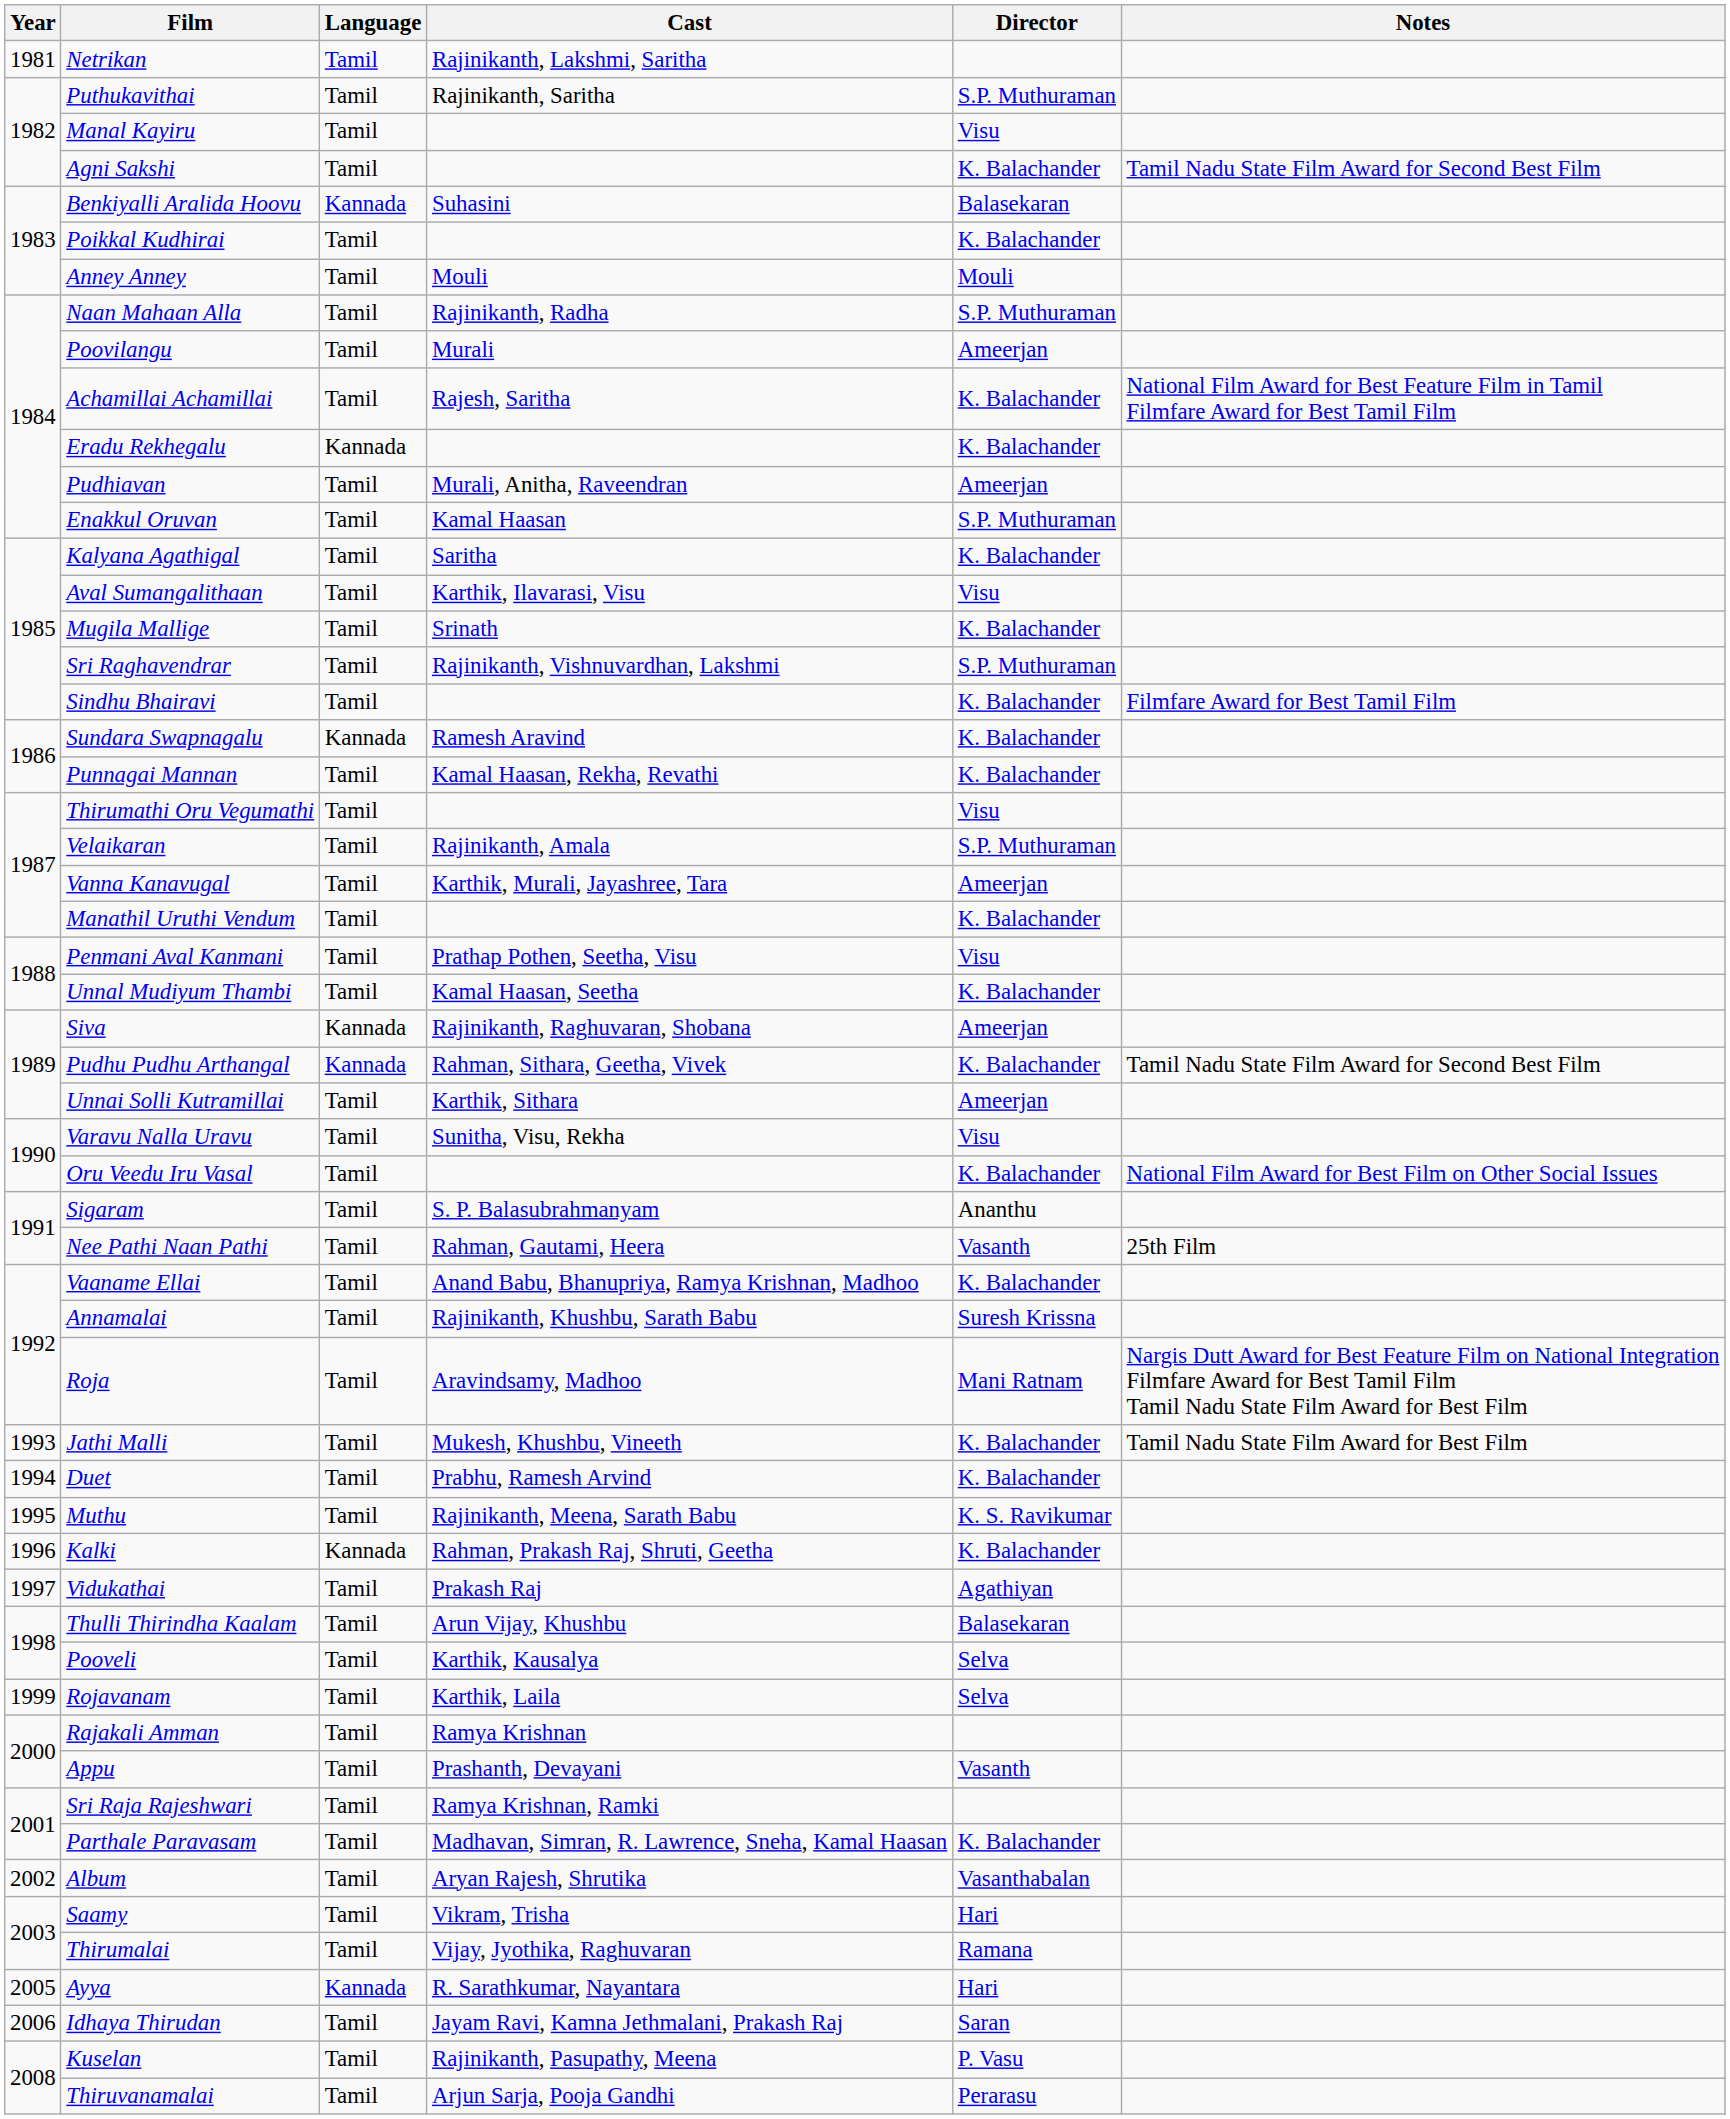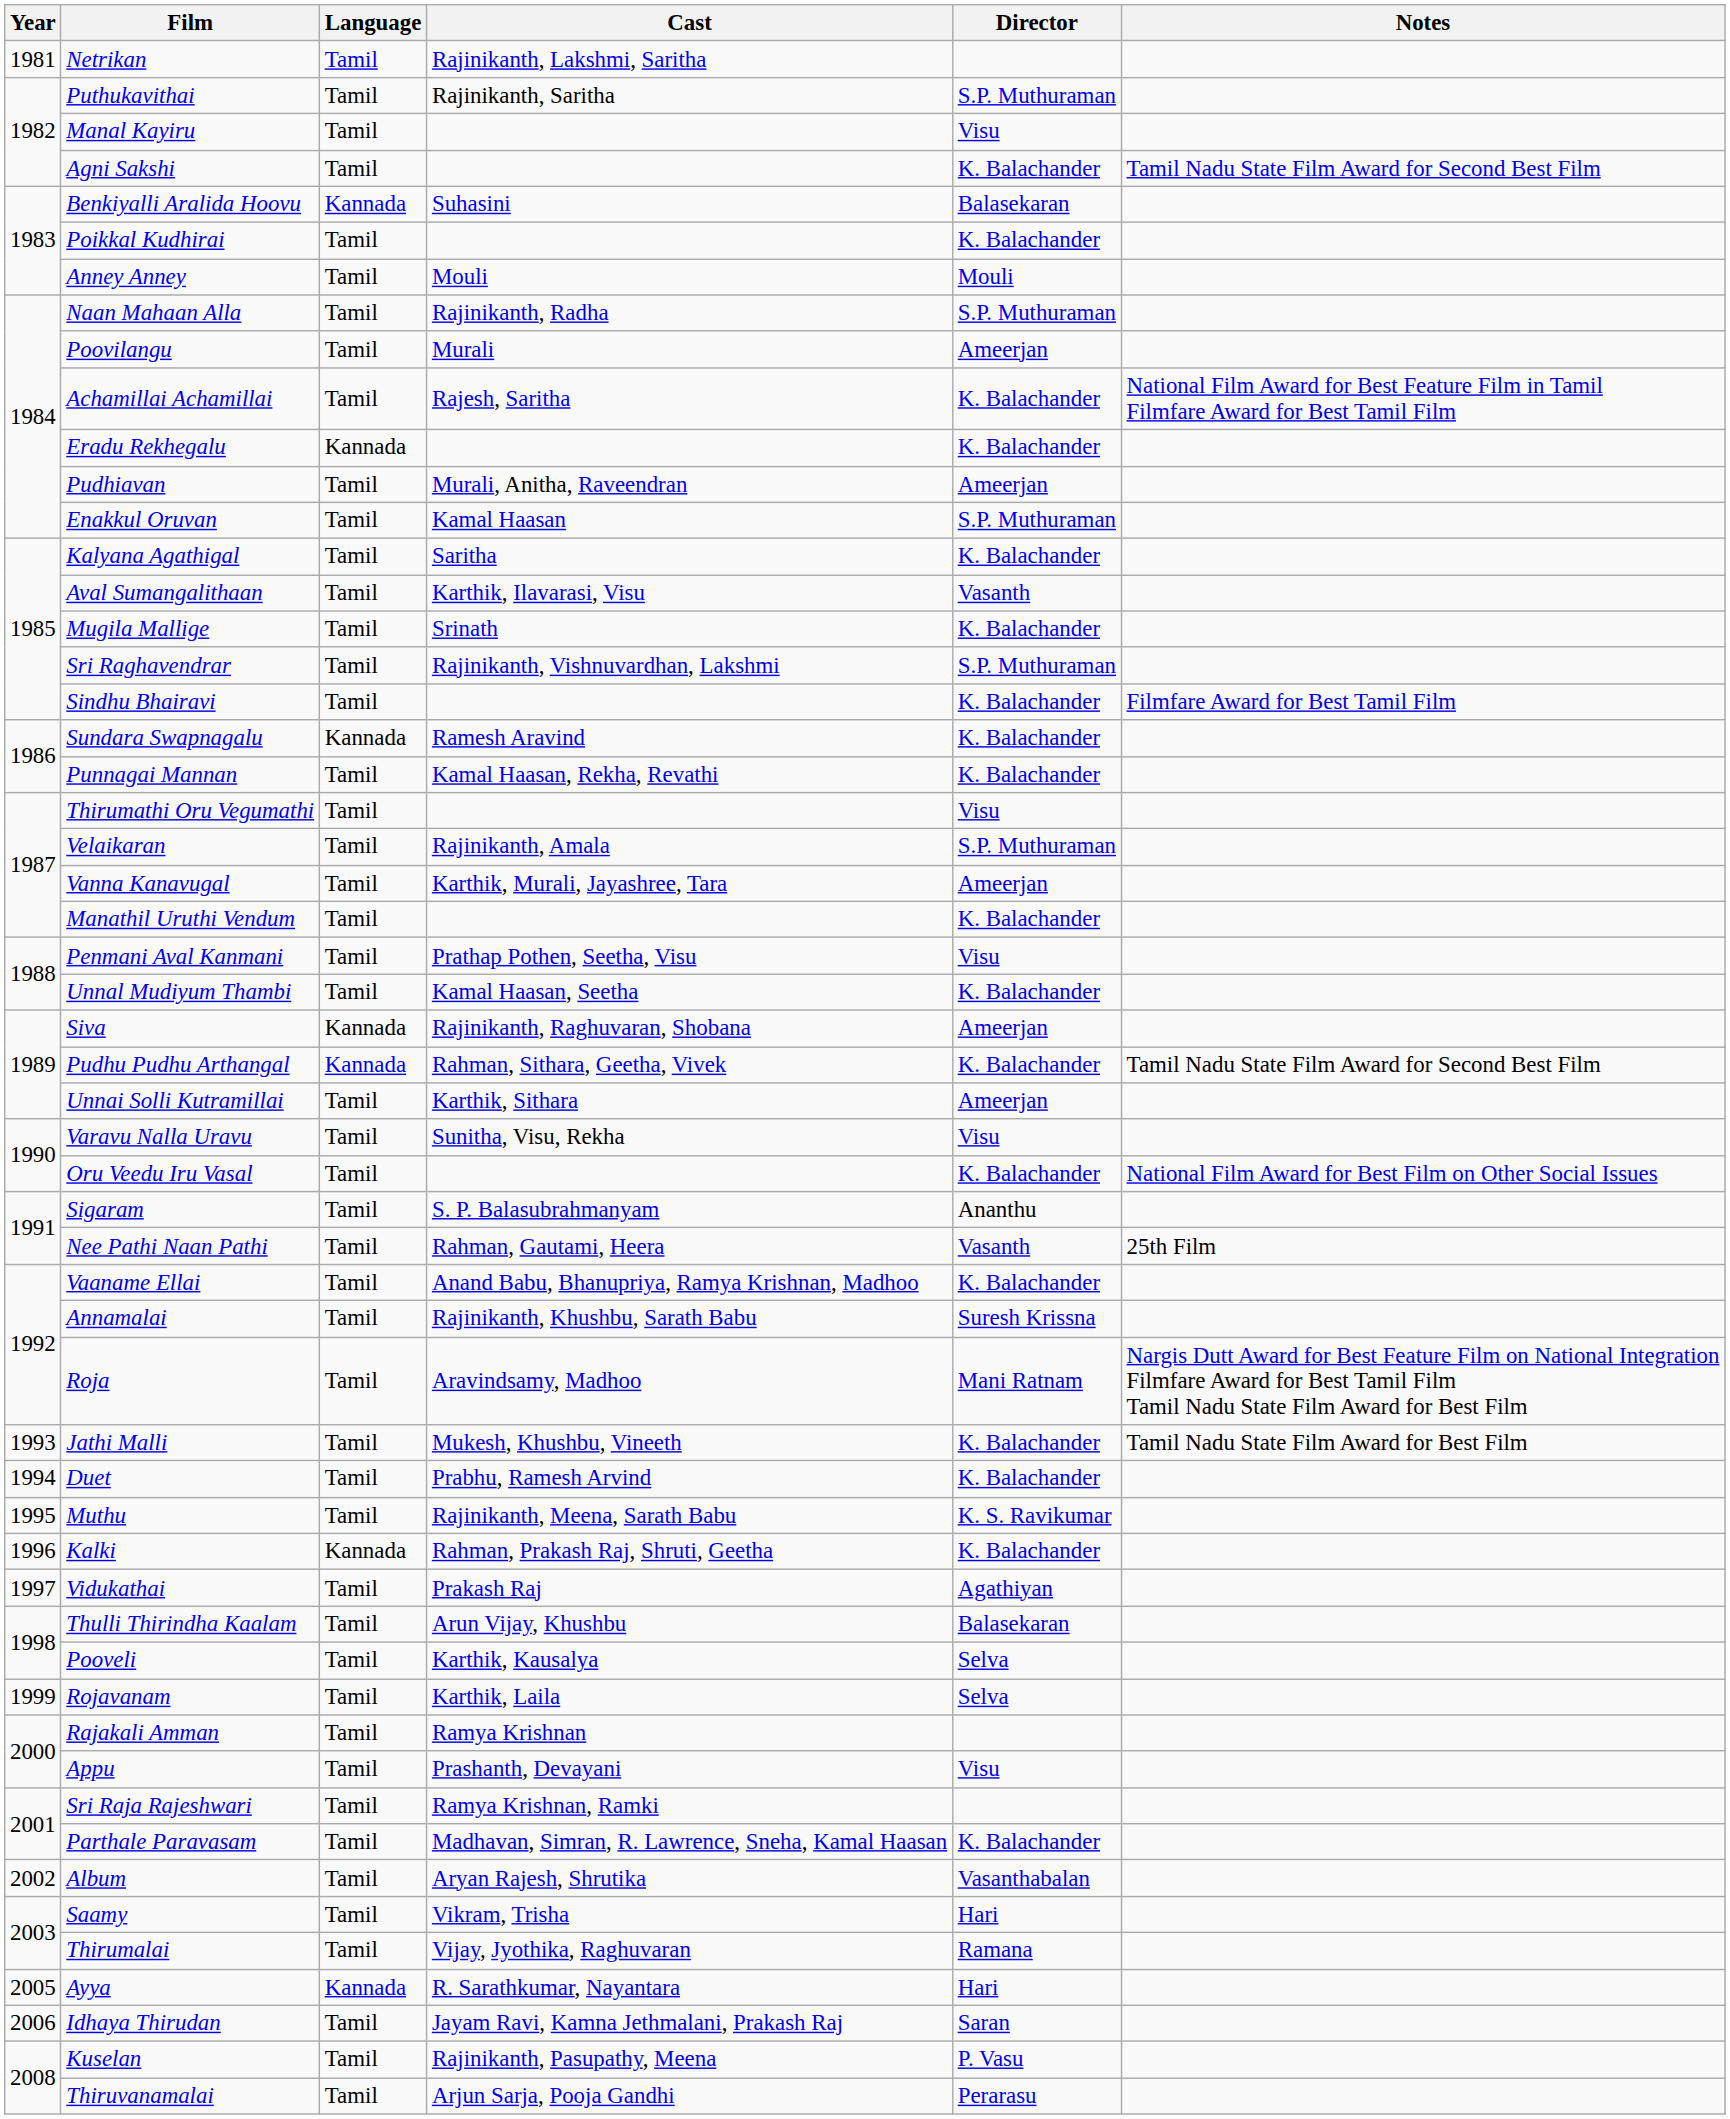(979, 592) Visu -> (994, 592) Vasanth
(994, 1769) Vasanth -> (979, 1769) Visu
